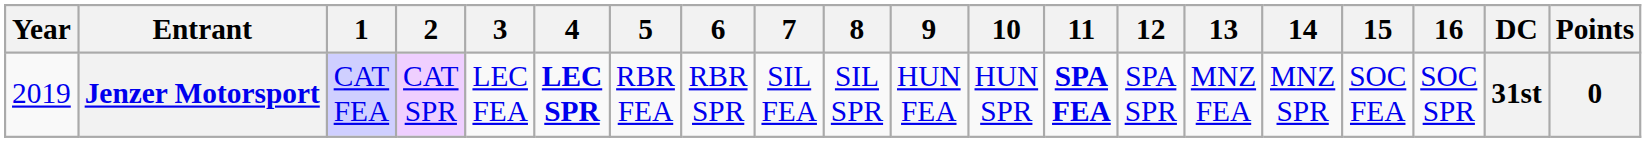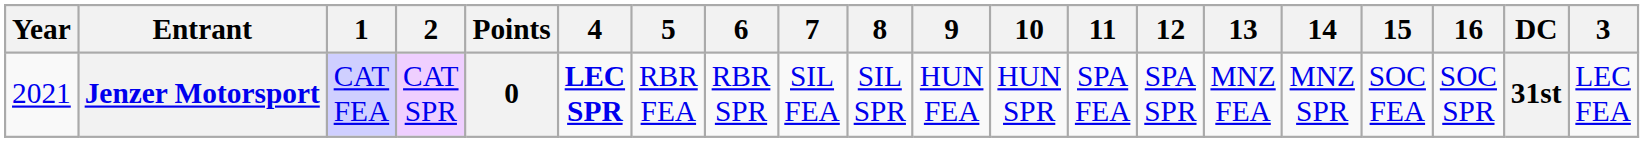columns swapped: (500, 28) <-> (1595, 28)
(41, 94) 2019 -> (41, 94) 2021
(1081, 94) bold -> (1103, 94) normal
